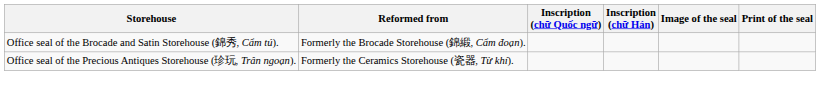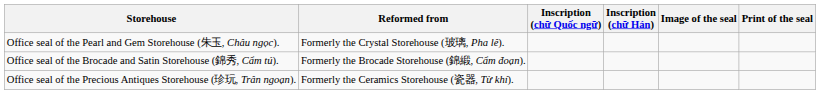+ row: (143, 42)
